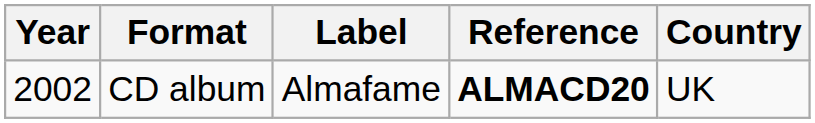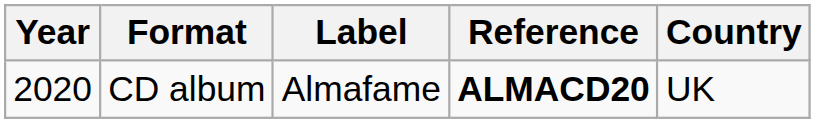(53, 88) 2002 -> (53, 88) 2020
